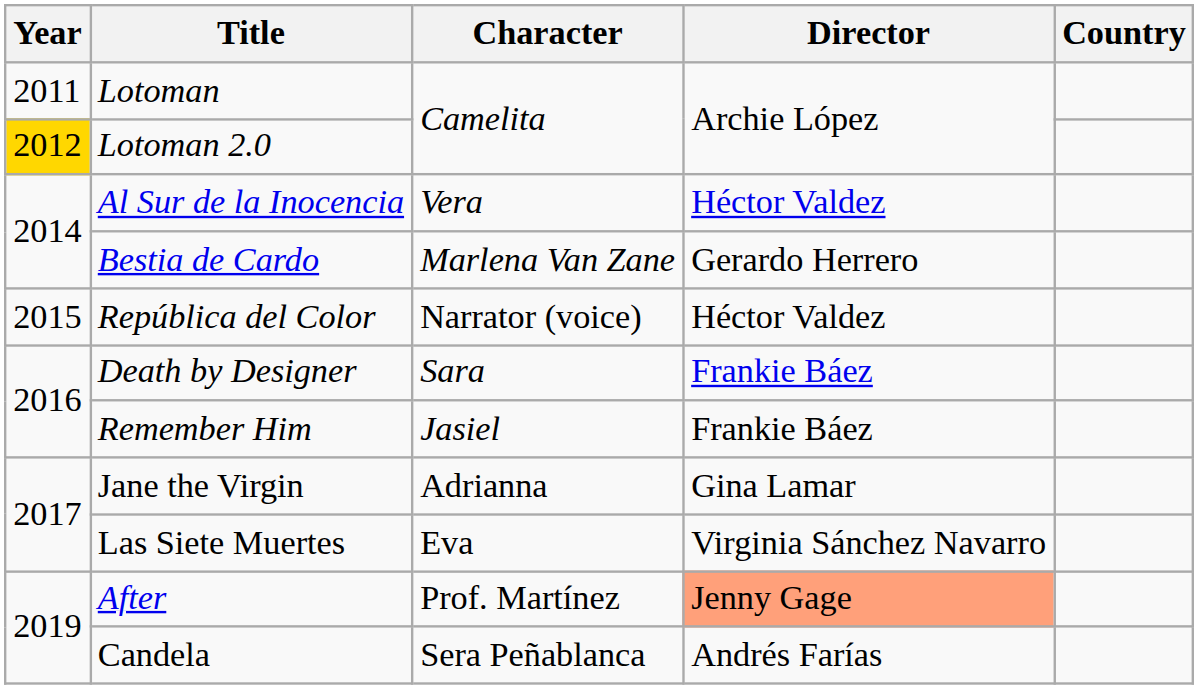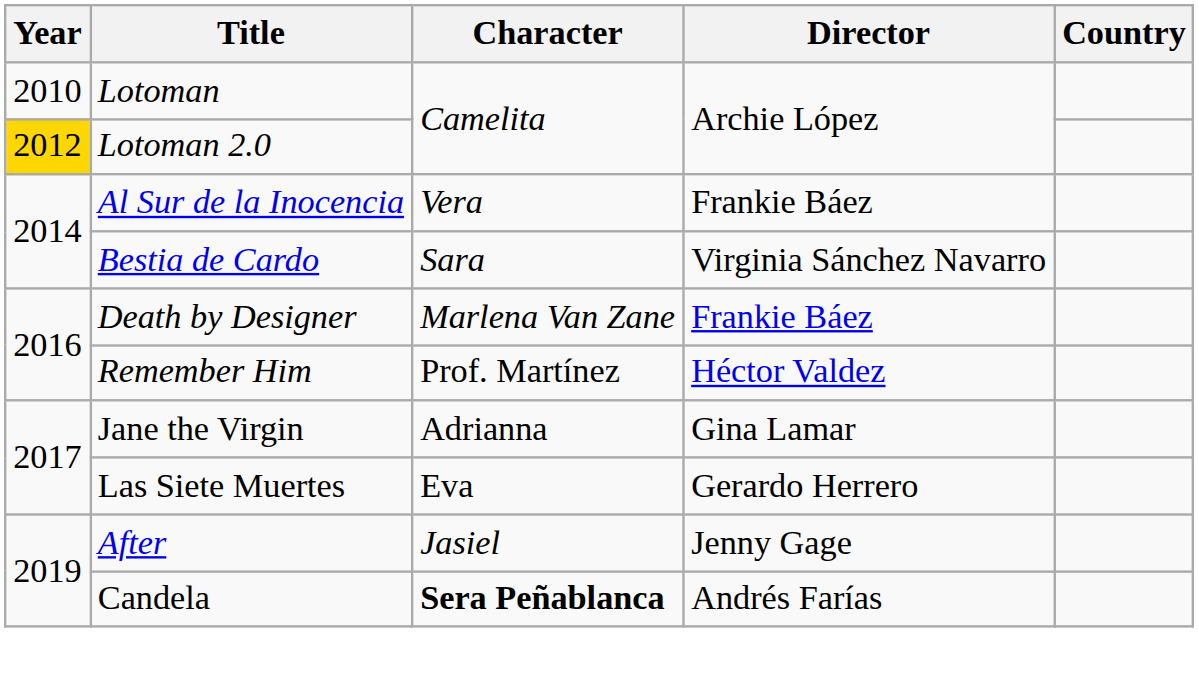(47, 89) 2011 -> (47, 89) 2010
(788, 202) Héctor Valdez -> (782, 202) Frankie Báez
(548, 259) Marlena Van Zane -> (452, 259) Sara
(805, 259) Gerardo Herrero -> (869, 259) Virginia Sánchez Navarro
- row: (237, 315)
(452, 372) Sara -> (548, 315) Marlena Van Zane
(460, 428) Jasiel -> (520, 372) Prof. Martínez
(782, 428) Frankie Báez -> (788, 372) Héctor Valdez
(869, 541) Virginia Sánchez Navarro -> (805, 485) Gerardo Herrero
(520, 598) Prof. Martínez -> (460, 541) Jasiel
(772, 598) lightsalmon background -> (772, 541) no background
(533, 654) normal -> (542, 598) bold
